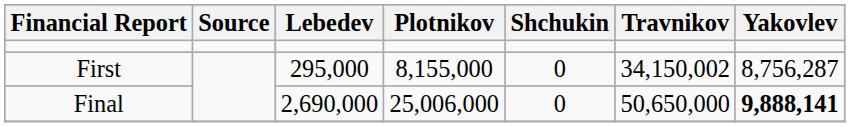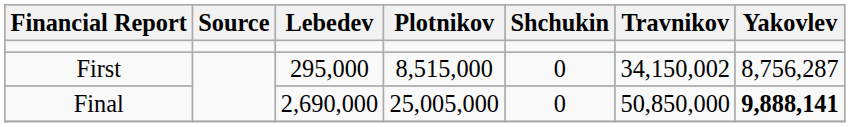(444, 69) 8,155,000 -> (444, 69) 8,515,000
(444, 104) 25,006,000 -> (444, 104) 25,005,000
(675, 104) 50,650,000 -> (675, 104) 50,850,000
